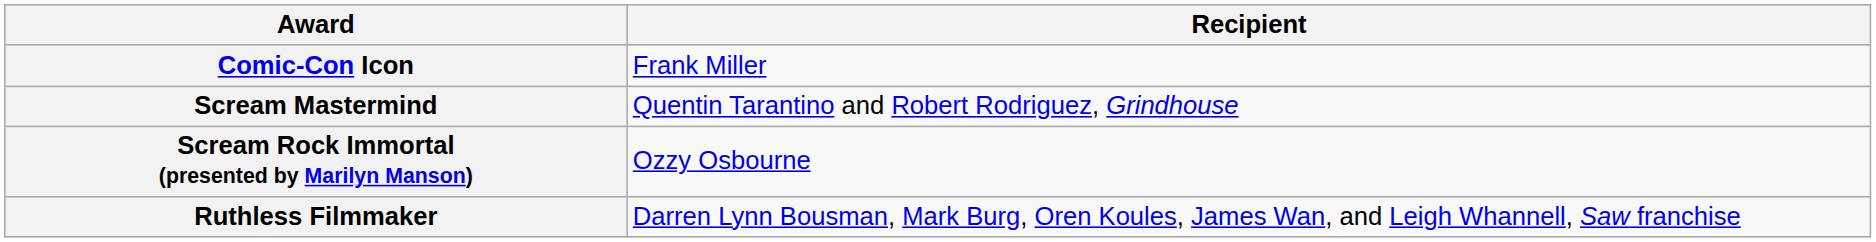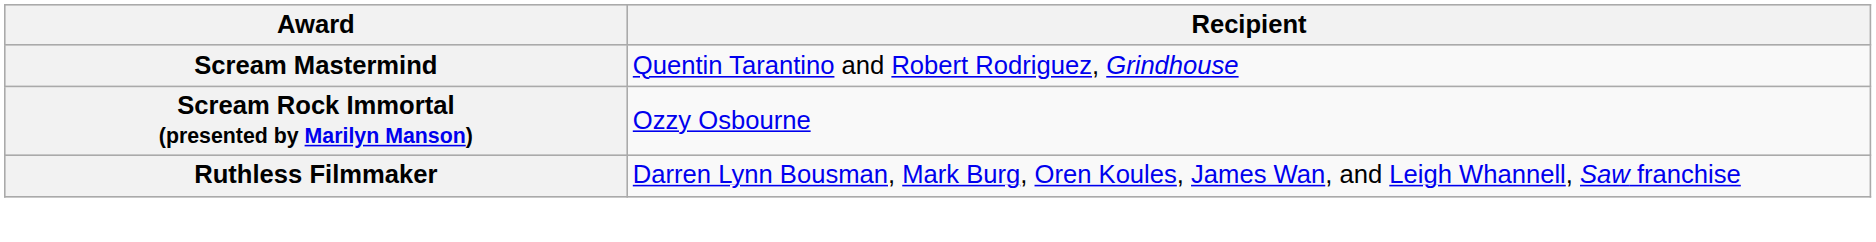- row: (316, 65)
